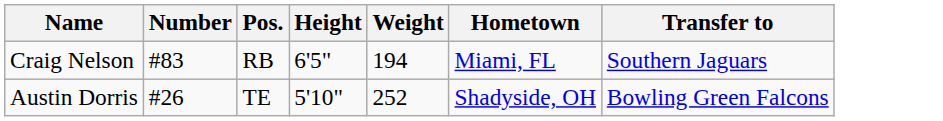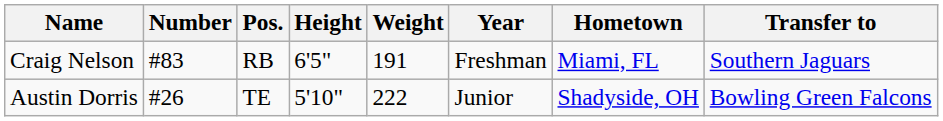+ column: (501, 23)
(390, 60) 194 -> (390, 60) 191
(390, 97) 252 -> (390, 97) 222
